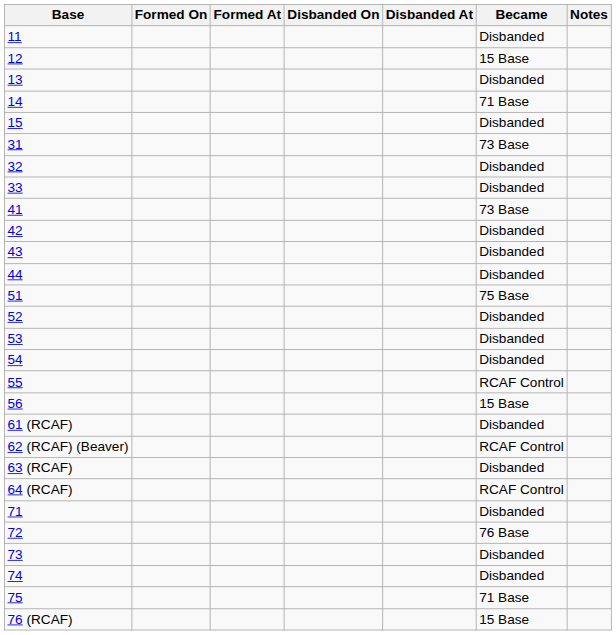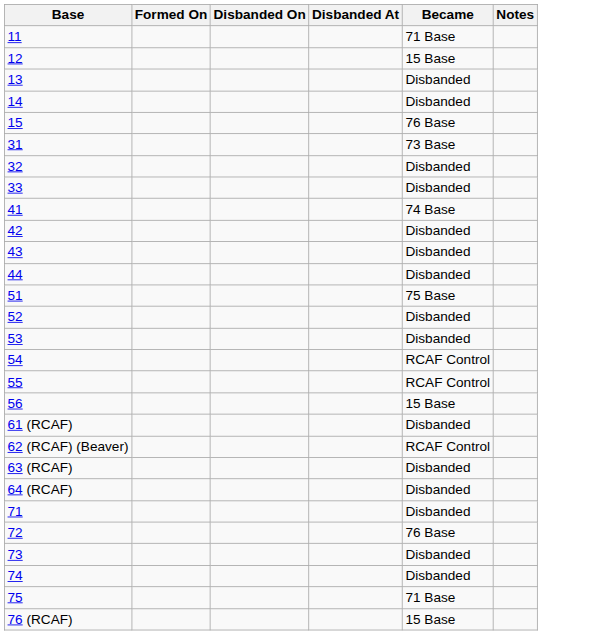- column: (247, 15)
(512, 36) Disbanded -> (430, 36) 71 Base
(504, 101) 71 Base -> (438, 101) Disbanded
(512, 123) Disbanded -> (430, 123) 76 Base
(504, 209) 73 Base -> (430, 209) 74 Base
(512, 360) Disbanded -> (448, 360) RCAF Control
(522, 489) RCAF Control -> (438, 489) Disbanded
